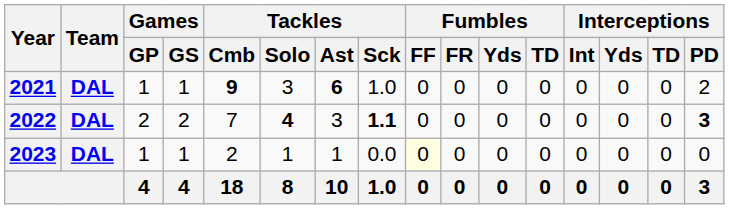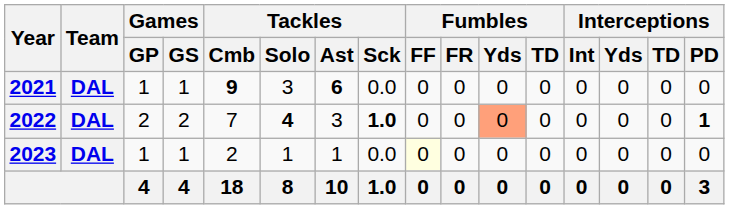(382, 87) 1.0 -> (382, 87) 0.0
(704, 87) 2 -> (704, 87) 0
(382, 120) 1.1 -> (382, 120) 1.0
(502, 120) no background -> (502, 120) lightsalmon background
(704, 120) 3 -> (704, 120) 1
